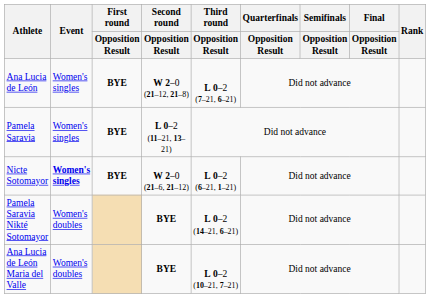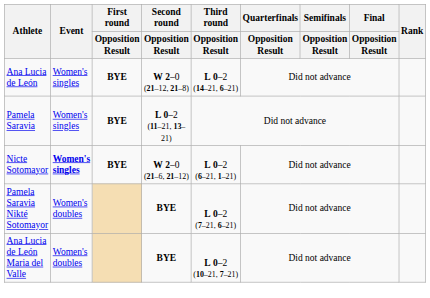(216, 94) L 0–2 (7–21, 6–21) -> (216, 83) L 0–2 (14–21, 6–21)
(216, 225) L 0–2 (14–21, 6–21) -> (216, 220) L 0–2 (7–21, 6–21)
